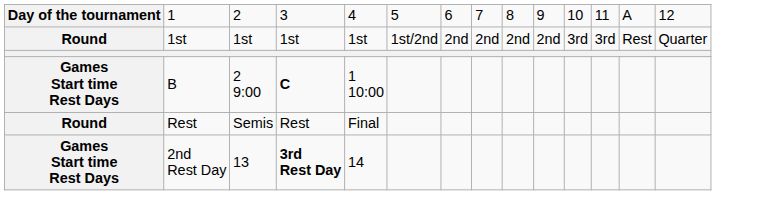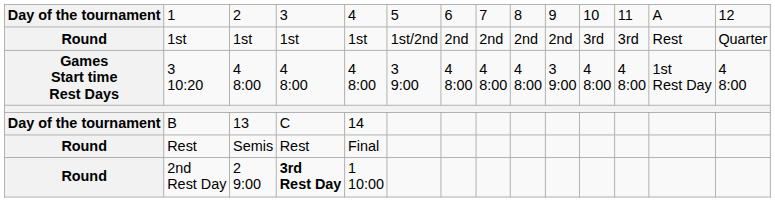+ row: (185, 77)
(84, 84) Games Start time Rest Days -> (84, 123) Day of the tournament
(247, 84) 2 9:00 -> (241, 123) 13
(285, 84) bold -> (285, 123) normal
(366, 84) 1 10:00 -> (356, 123) 14
(84, 162) Games Start time Rest Days -> (84, 177) Round
(241, 162) 13 -> (247, 177) 2 9:00
(356, 162) 14 -> (366, 177) 1 10:00
